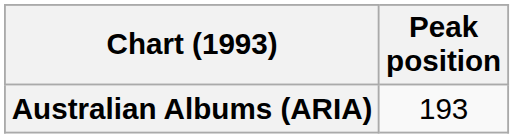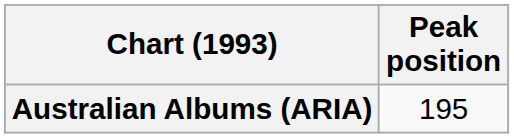(444, 108) 193 -> (444, 108) 195
